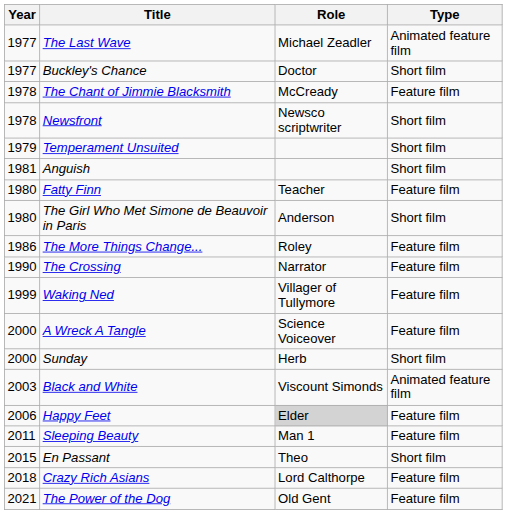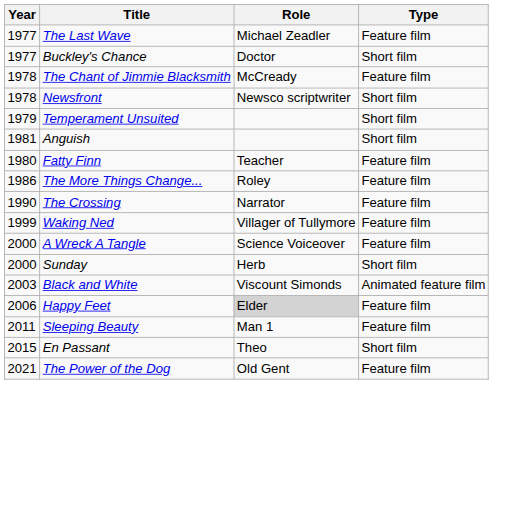(440, 43) Animated feature film -> (396, 35) Feature film
- row: (155, 218)
- row: (96, 477)
